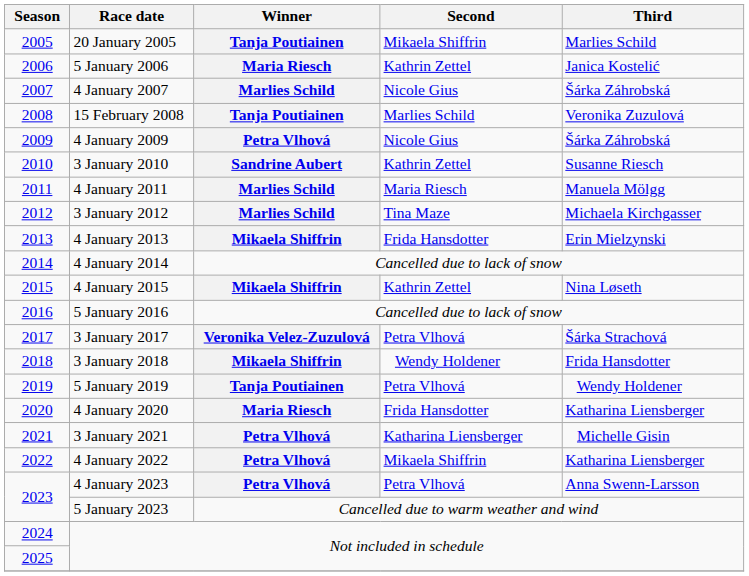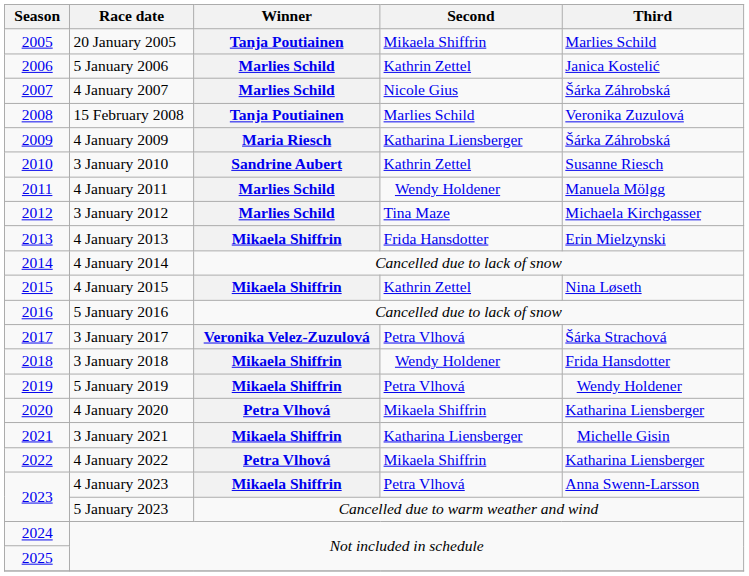(287, 66) Maria Riesch -> (287, 66) Marlies Schild
(287, 139) Petra Vlhová -> (287, 139) Maria Riesch
(421, 139) Nicole Gius -> (453, 139) Katharina Liensberger
(425, 189) Maria Riesch -> (442, 189) Wendy Holdener
(287, 386) Tanja Poutiainen -> (287, 386) Mikaela Shiffrin
(287, 410) Maria Riesch -> (287, 410) Petra Vlhová
(436, 410) Frida Hansdotter -> (435, 410) Mikaela Shiffrin
(287, 435) Petra Vlhová -> (287, 435) Mikaela Shiffrin
(287, 484) Petra Vlhová -> (287, 484) Mikaela Shiffrin
